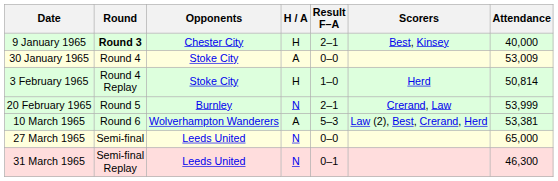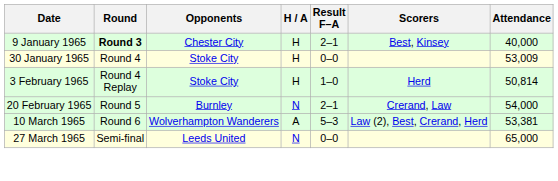(296, 59) A -> (296, 59) H
(522, 105) 53,999 -> (522, 105) 54,000
- row: (49, 162)
